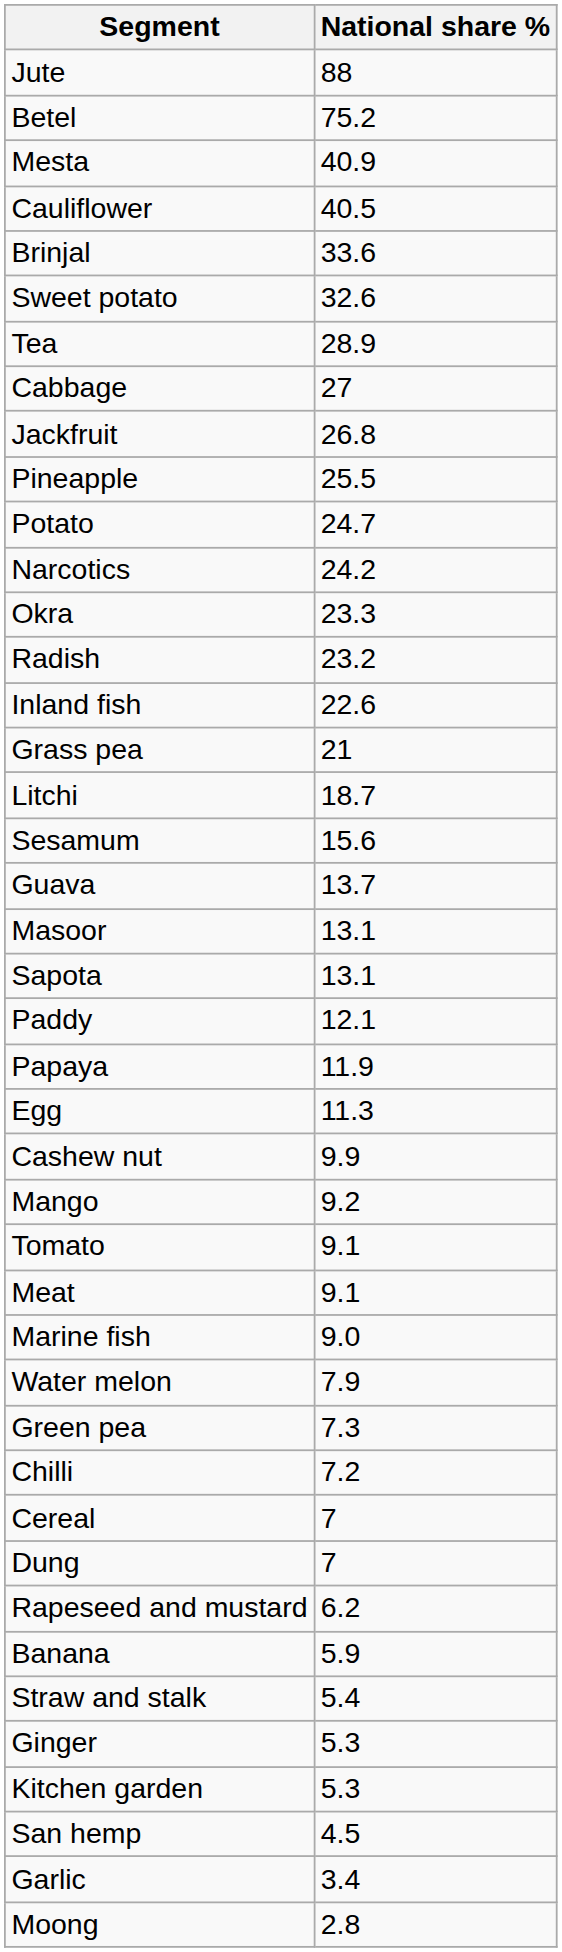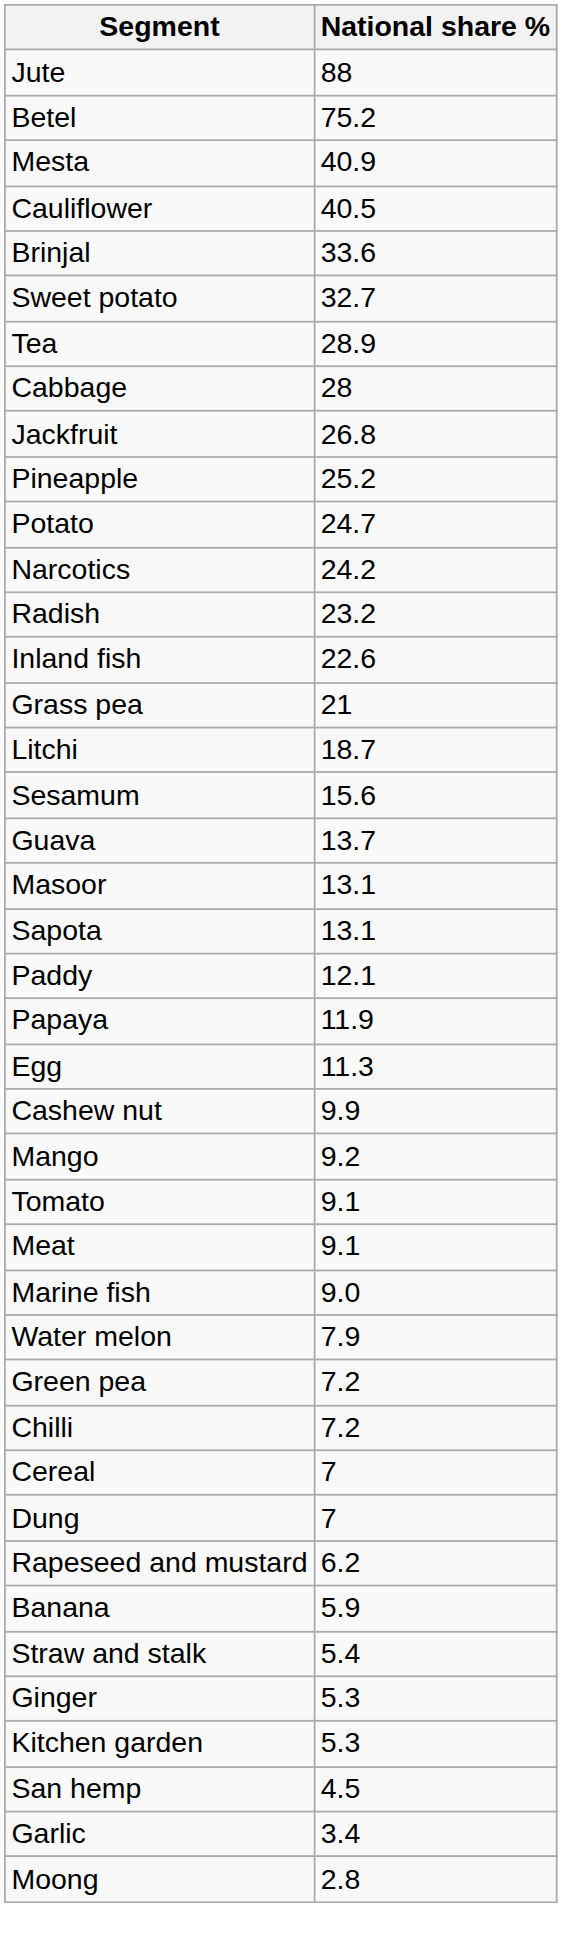(348, 298) 32.6 -> (348, 298) 32.7
(336, 388) 27 -> (336, 388) 28
(348, 478) 25.5 -> (348, 478) 25.2
- row: (42, 614)
(340, 1427) 7.3 -> (340, 1382) 7.2
